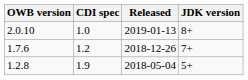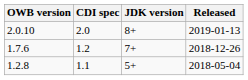columns swapped: (211, 13) <-> (150, 13)
(83, 30) 1.0 -> (83, 30) 2.0
(83, 65) 1.9 -> (83, 65) 1.1
